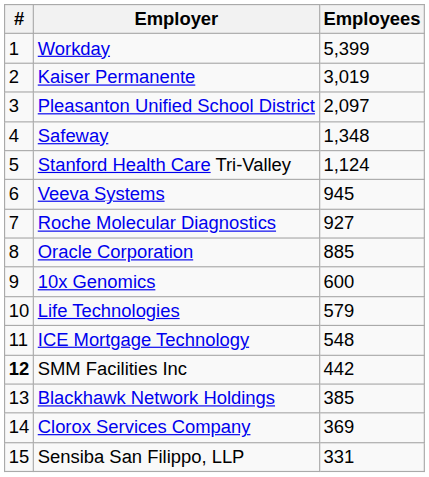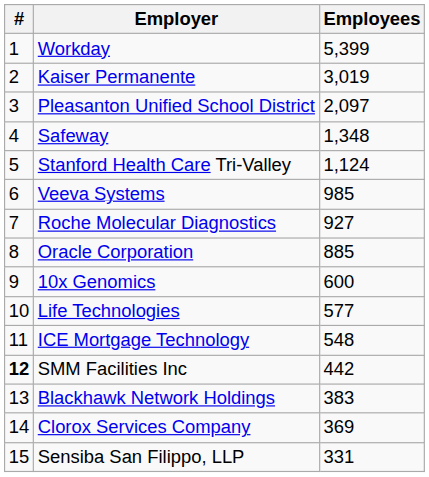(339, 194) 945 -> (339, 194) 985
(339, 310) 579 -> (339, 310) 577
(339, 398) 385 -> (339, 398) 383
